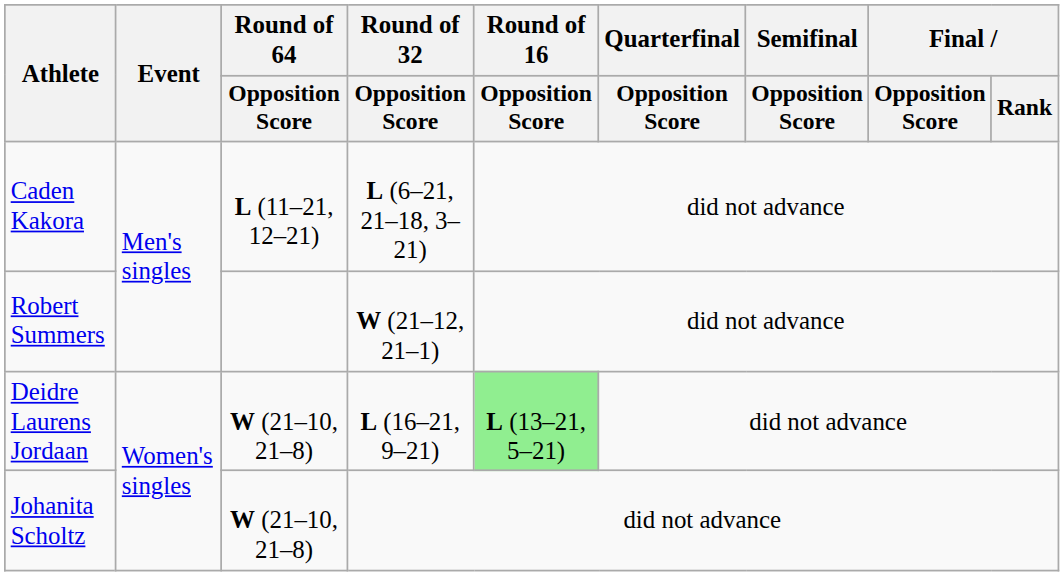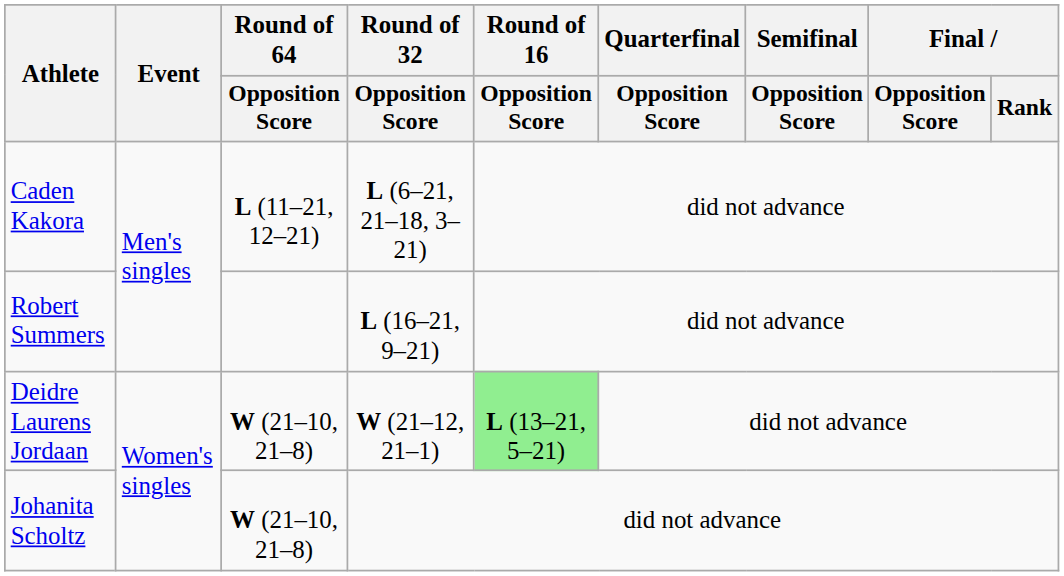(410, 335) W (21–12, 21–1) -> (410, 335) L (16–21, 9–21)
(410, 435) L (16–21, 9–21) -> (410, 435) W (21–12, 21–1)
